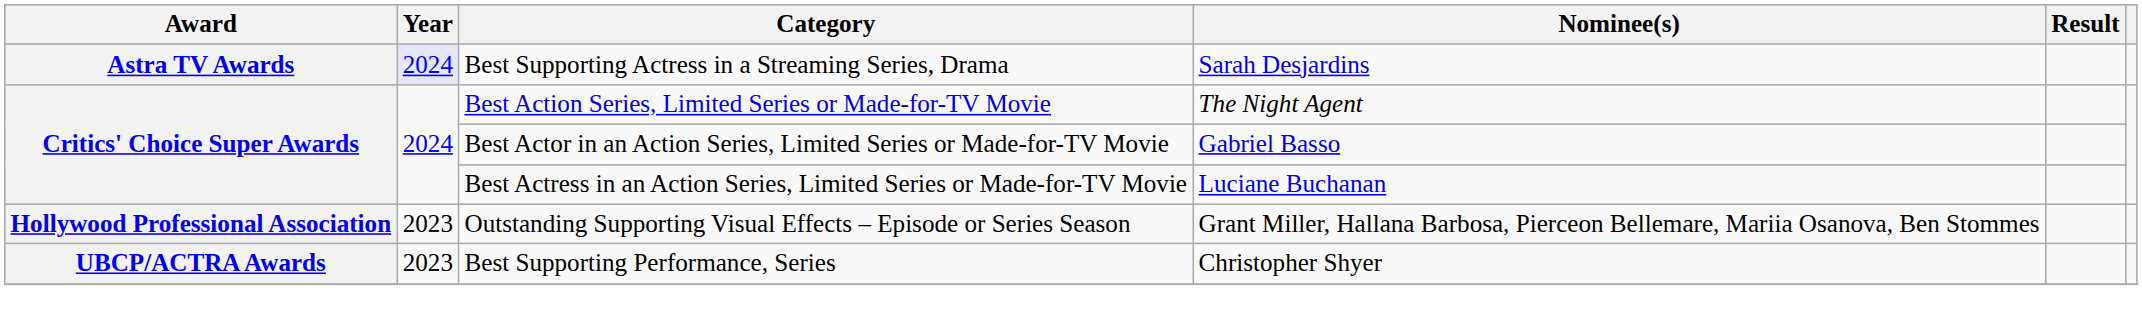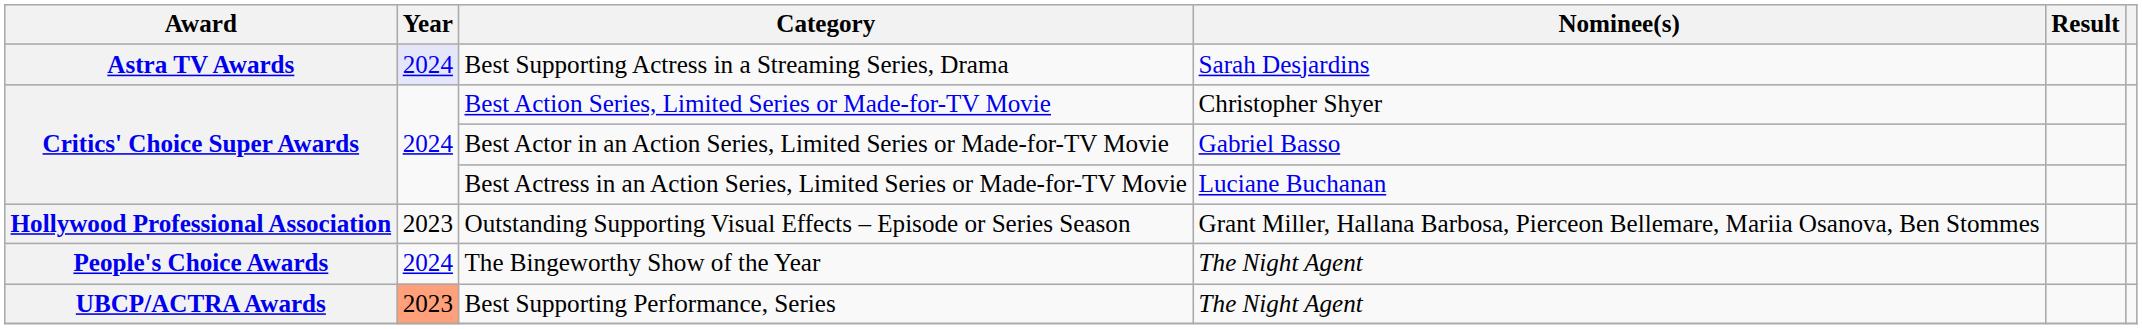(1281, 104) The Night Agent -> (1290, 104) Christopher Shyer
+ row: (642, 263)
(428, 263) no background -> (428, 303) lightsalmon background
(1290, 263) Christopher Shyer -> (1281, 303) The Night Agent
